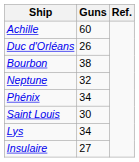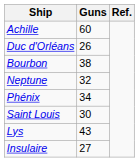(85, 132) 34 -> (85, 132) 43
